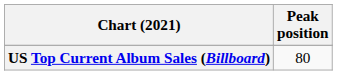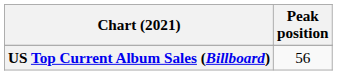(303, 57) 80 -> (303, 57) 56
